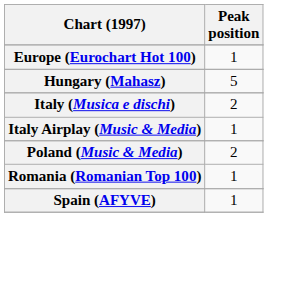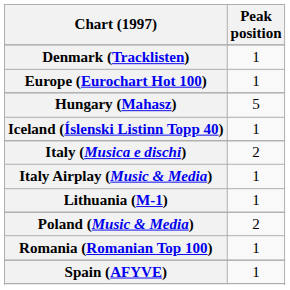+ row: (116, 57)
+ row: (116, 128)
+ row: (116, 200)
